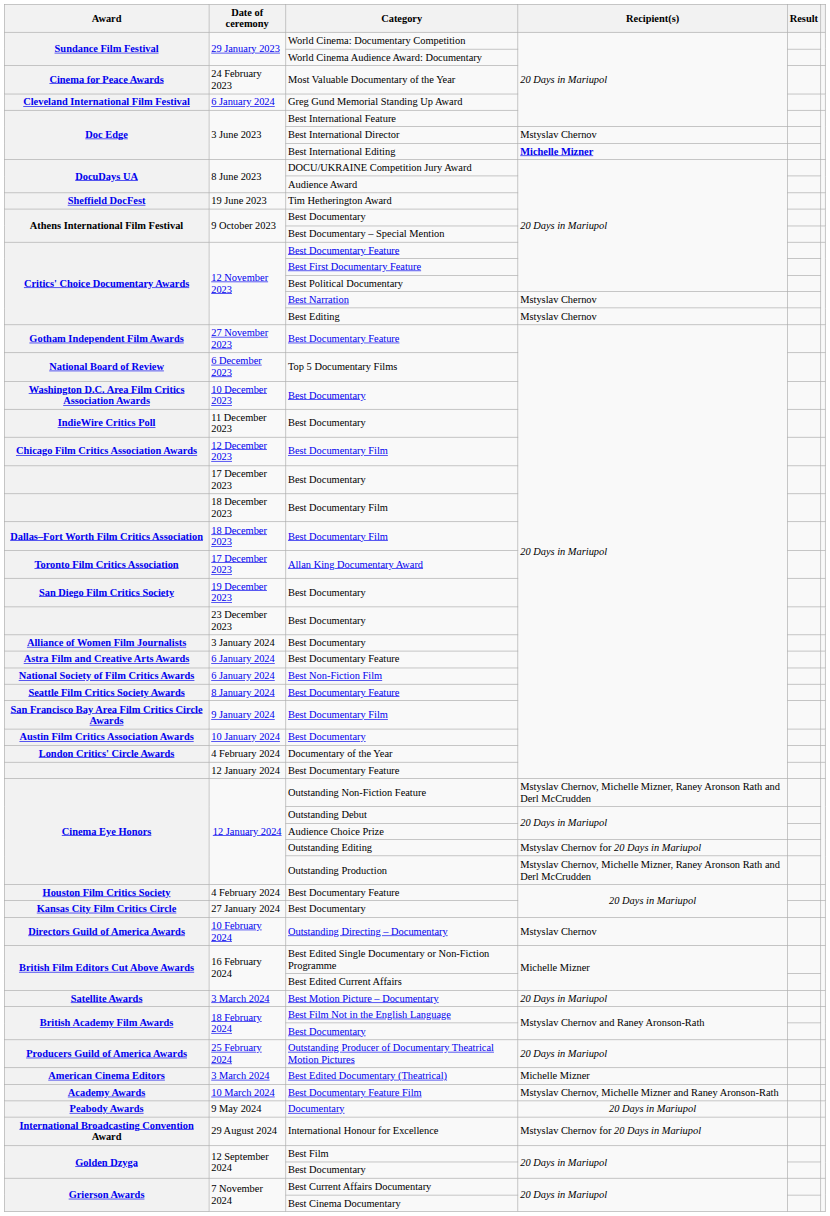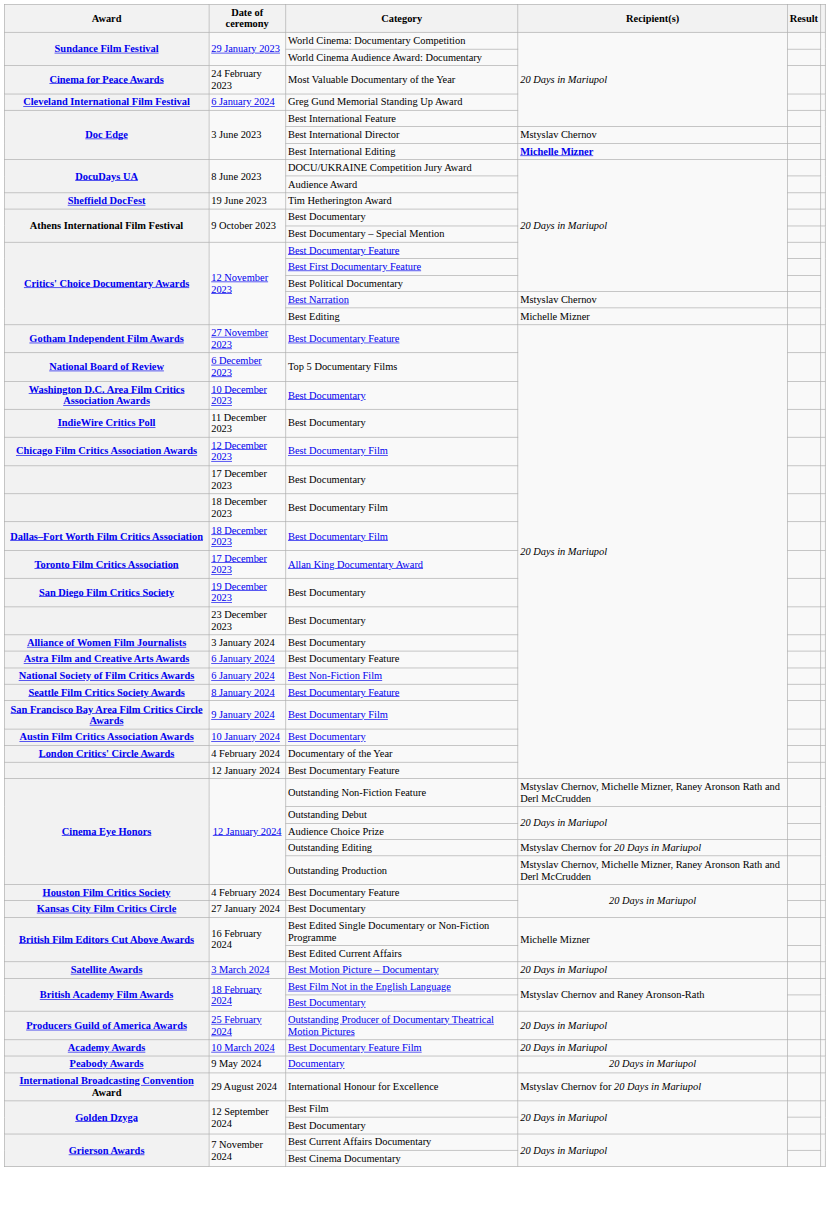(558, 316) Mstyslav Chernov -> (555, 316) Michelle Mizner
- row: (107, 931)
- row: (107, 1076)
(649, 1092) Mstyslav Chernov, Michelle Mizner and Raney Aronson-Rath -> (564, 1048) 20 Days in Mariupol
